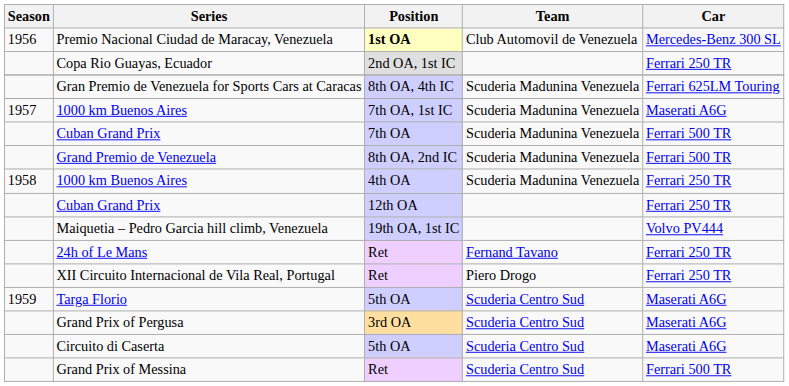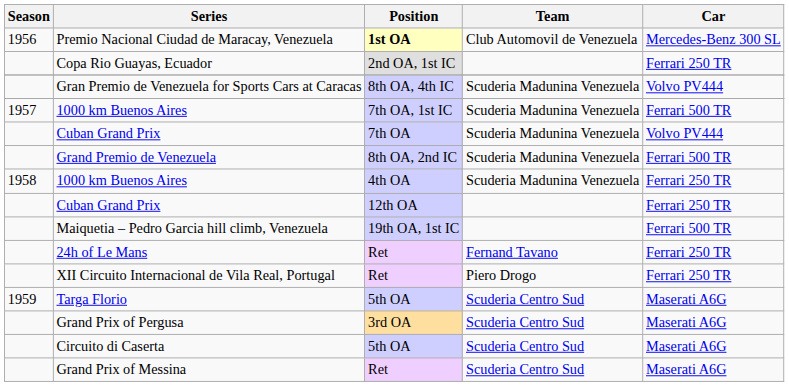(713, 87) Ferrari 625LM Touring -> (685, 87) Volvo PV444
(686, 110) Maserati A6G -> (689, 110) Ferrari 500 TR
(689, 134) Ferrari 500 TR -> (685, 134) Volvo PV444
(685, 228) Volvo PV444 -> (689, 228) Ferrari 500 TR
(689, 369) Ferrari 500 TR -> (686, 369) Maserati A6G
